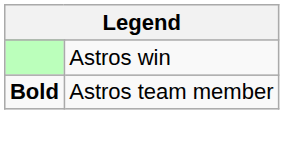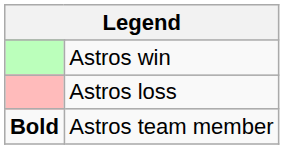+ row: (123, 92)
